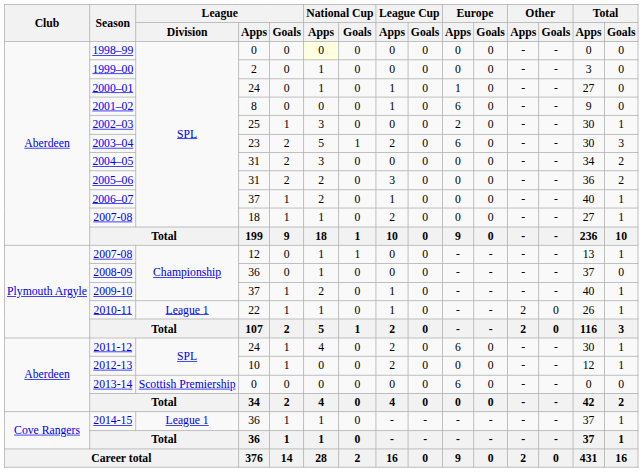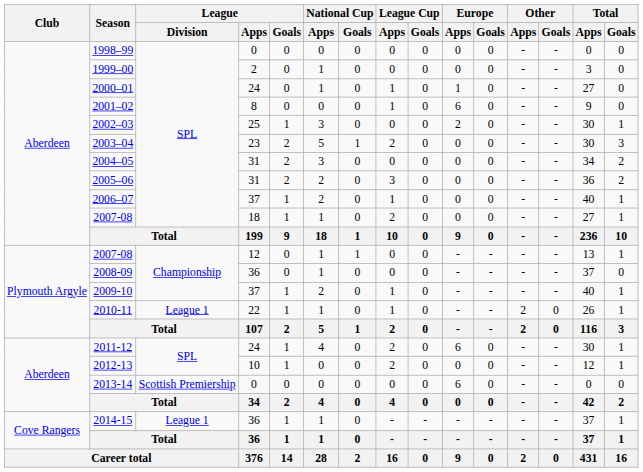(321, 50) lightyellow background -> (321, 50) no background
(458, 143) 6 -> (458, 143) 0
